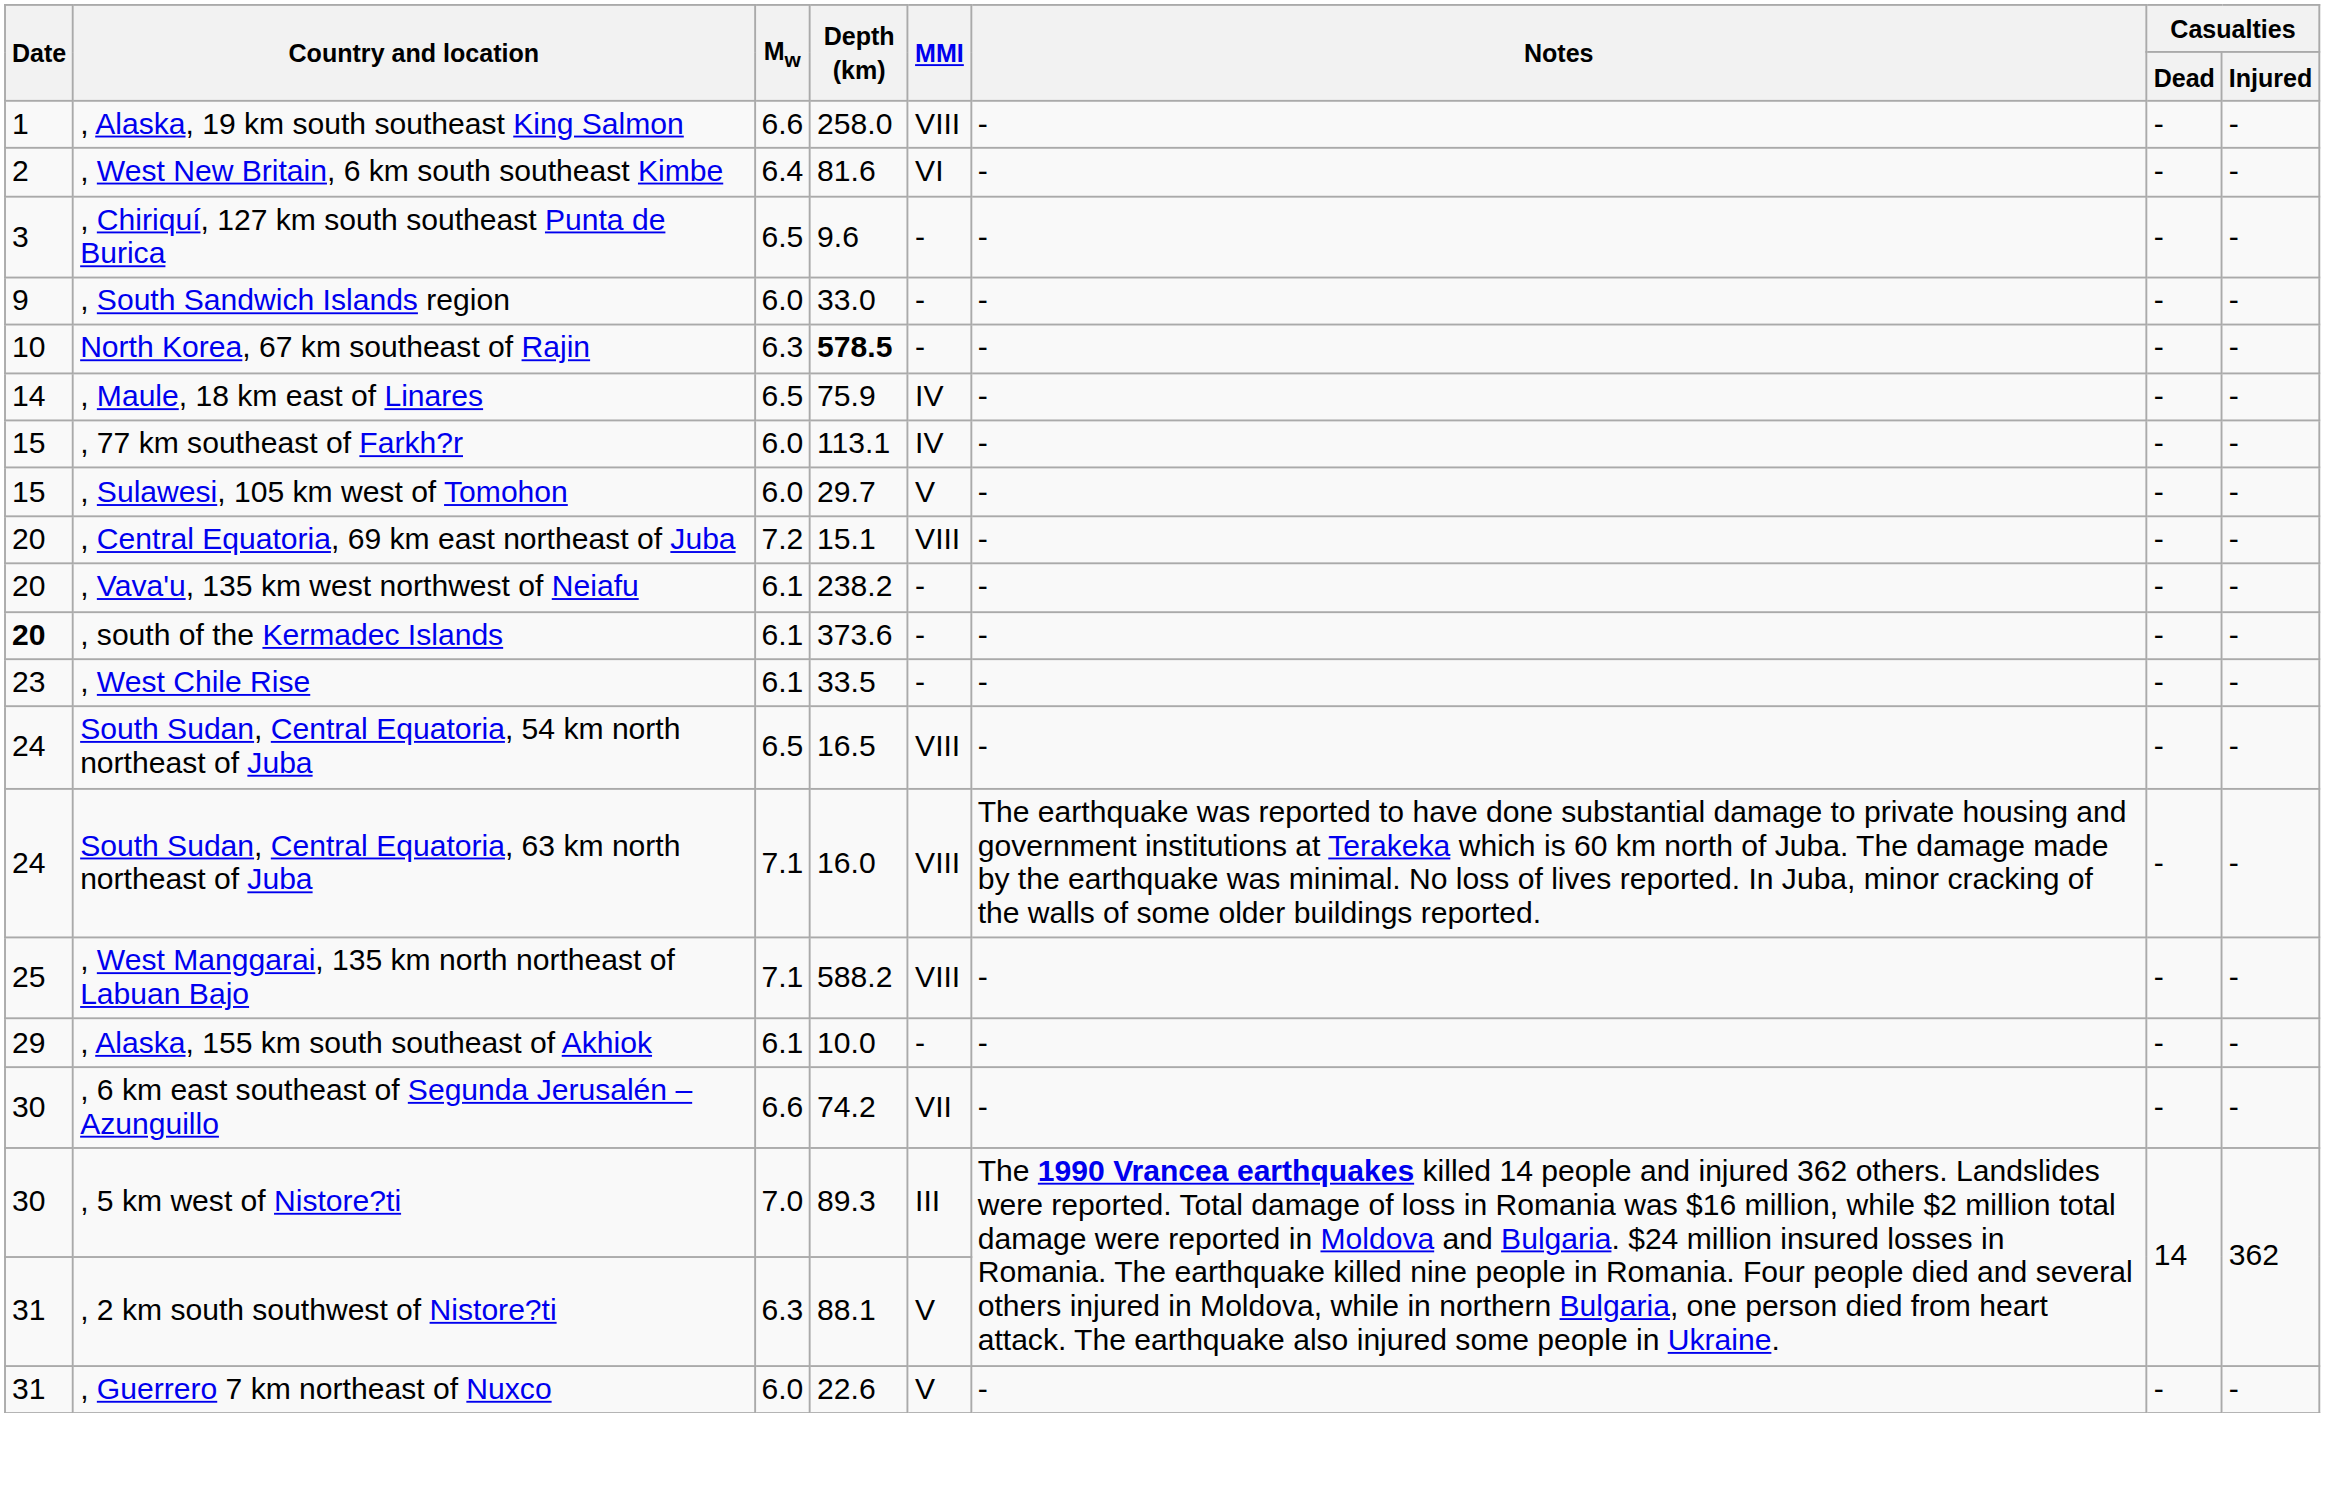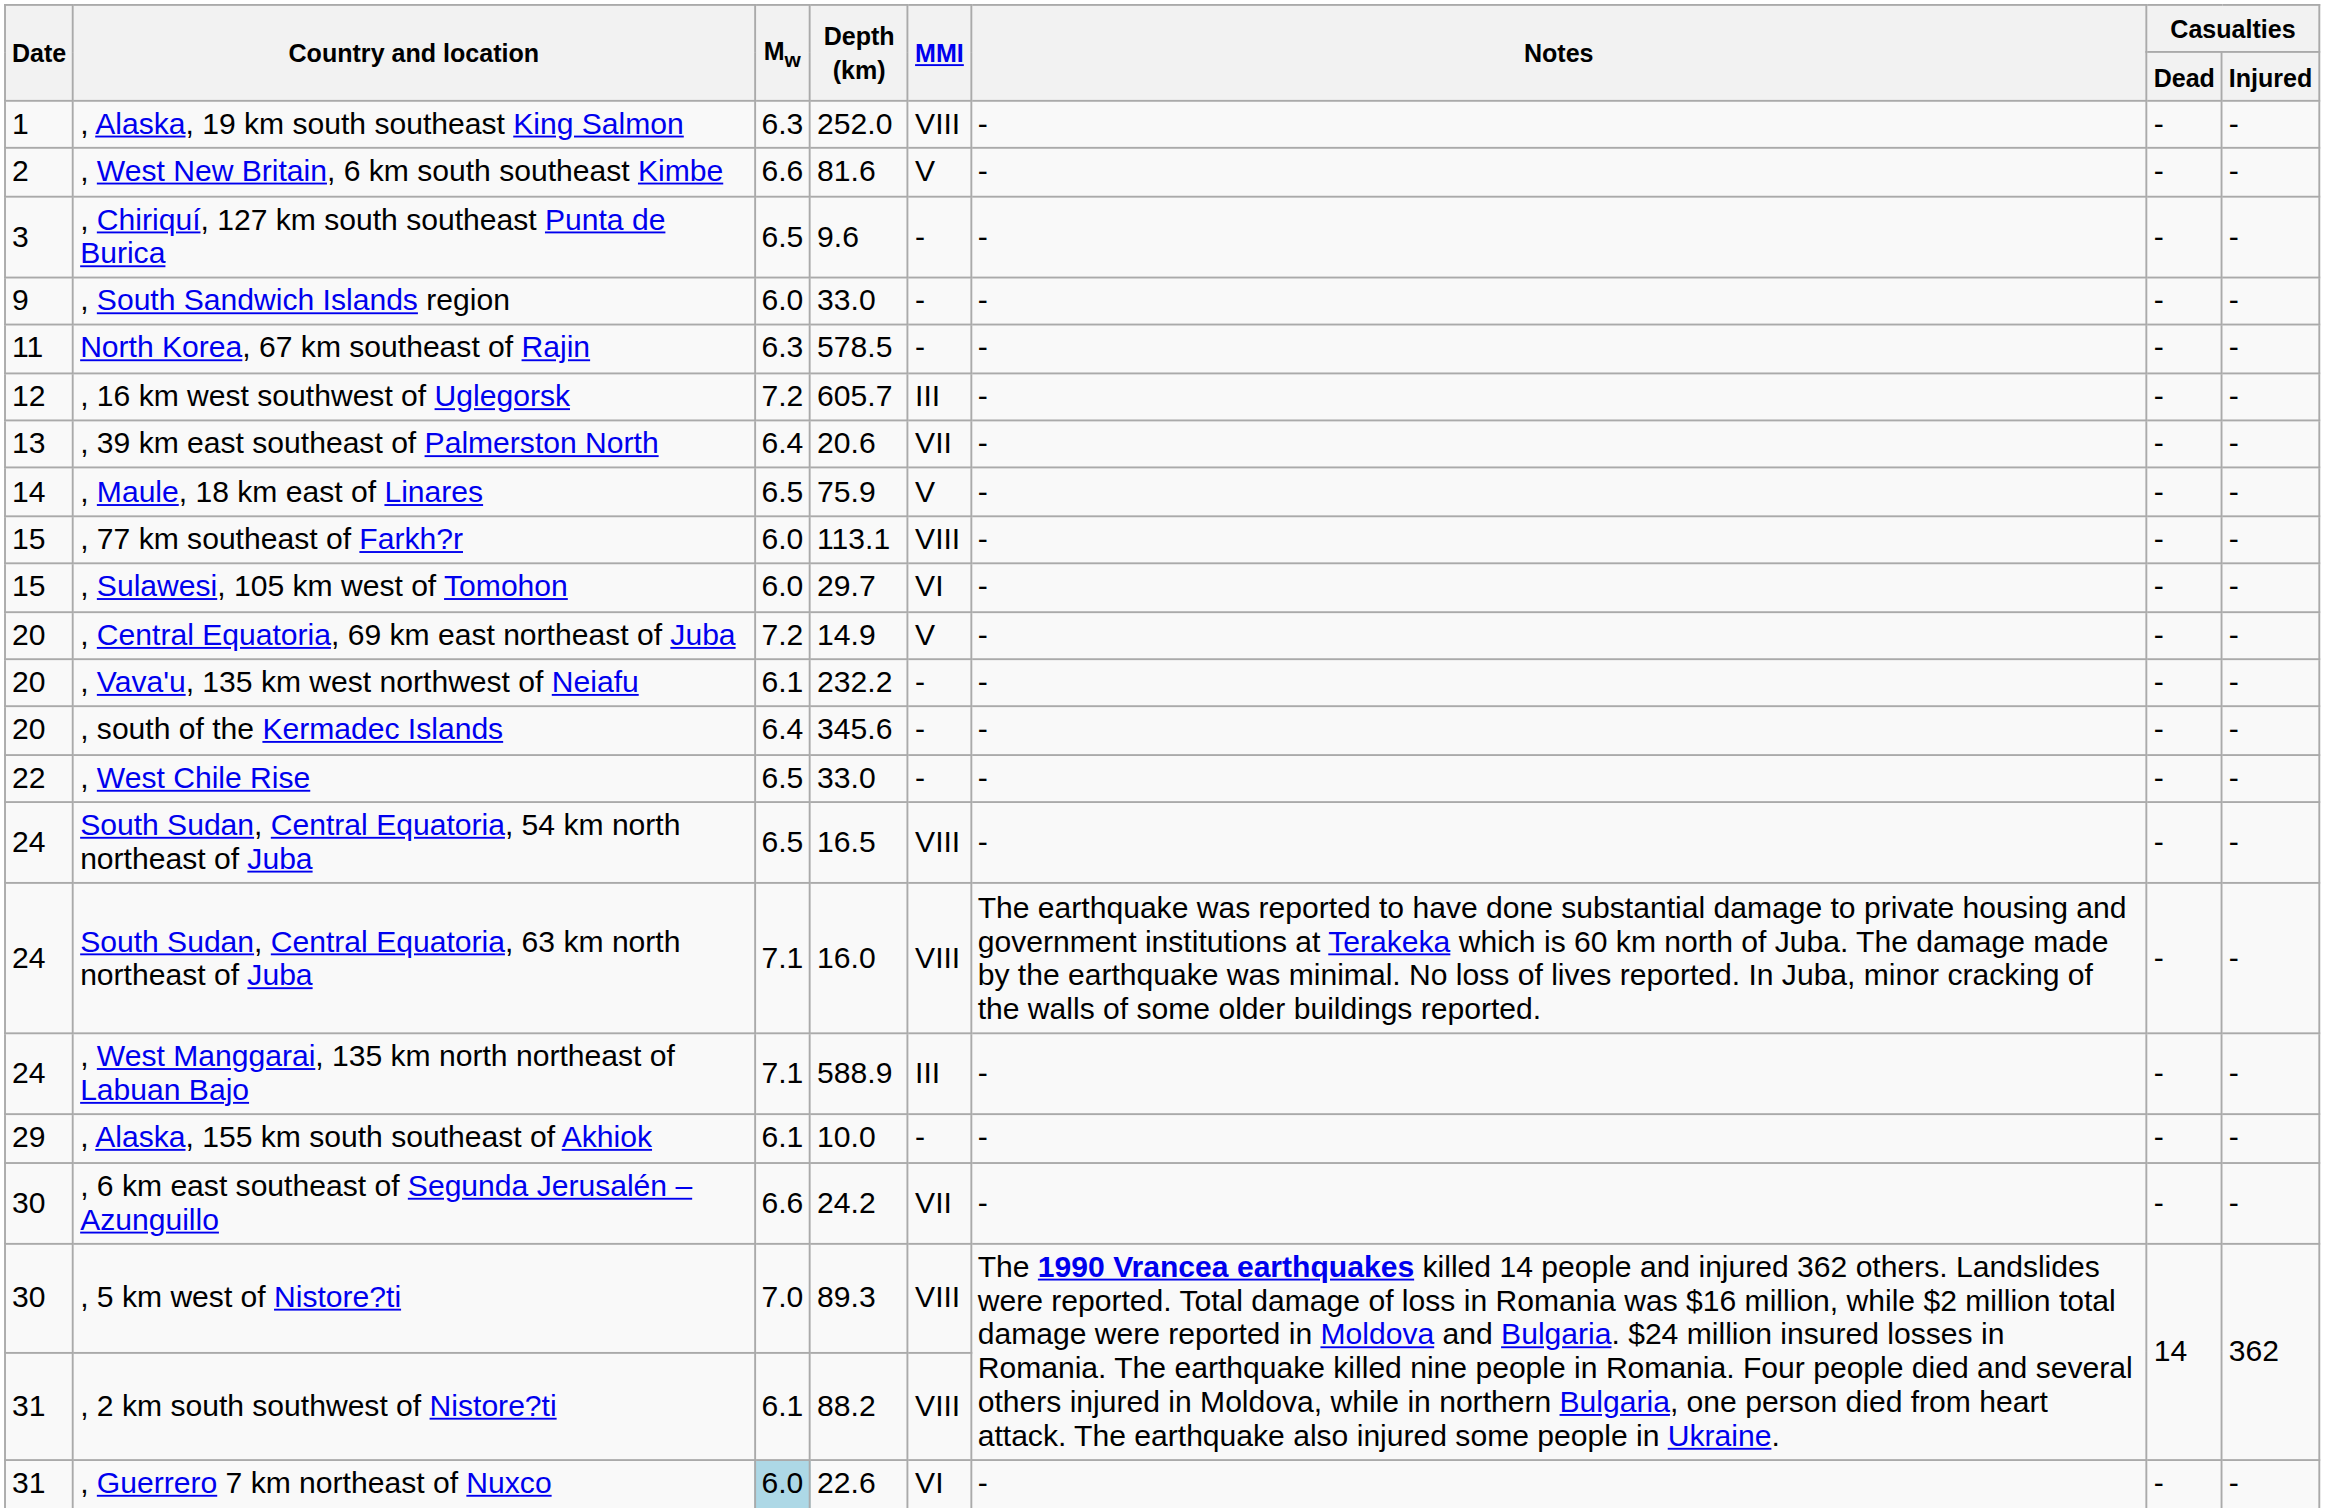(782, 123) 6.6 -> (782, 123) 6.3
(855, 123) 258.0 -> (855, 123) 252.0
(782, 171) 6.4 -> (782, 171) 6.6
(929, 171) VI -> (925, 171) V
(29, 348) 10 -> (28, 348) 11
(855, 348) bold -> (855, 348) normal
+ row: (325, 396)
+ row: (369, 443)
(929, 396) IV -> (925, 491) V
(929, 443) IV -> (938, 539) VIII
(925, 491) V -> (929, 586) VI
(846, 539) 15.1 -> (846, 634) 14.9
(938, 539) VIII -> (925, 634) V
(855, 586) 238.2 -> (855, 682) 232.2
(29, 634) bold -> (29, 730) normal
(782, 634) 6.1 -> (782, 730) 6.4
(855, 634) 373.6 -> (855, 730) 345.6
(29, 682) 23 -> (29, 777) 22
(782, 682) 6.1 -> (782, 777) 6.5
(846, 682) 33.5 -> (846, 777) 33.0
(29, 977) 25 -> (29, 1073) 24
(855, 977) 588.2 -> (855, 1073) 588.9
(938, 977) VIII -> (928, 1073) III
(846, 1107) 74.2 -> (846, 1202) 24.2
(928, 1202) III -> (938, 1297) VIII
(782, 1310) 6.3 -> (782, 1405) 6.1
(846, 1310) 88.1 -> (846, 1405) 88.2
(925, 1310) V -> (938, 1405) VIII
(782, 1388) no background -> (782, 1483) lightblue background
(925, 1388) V -> (929, 1483) VI
